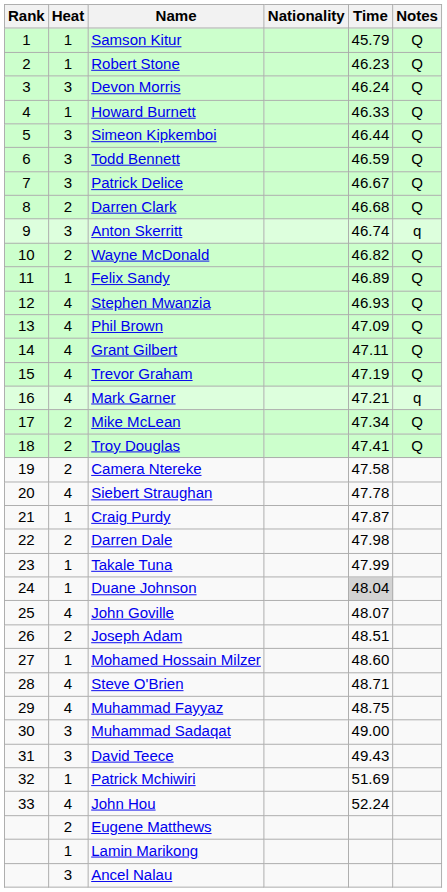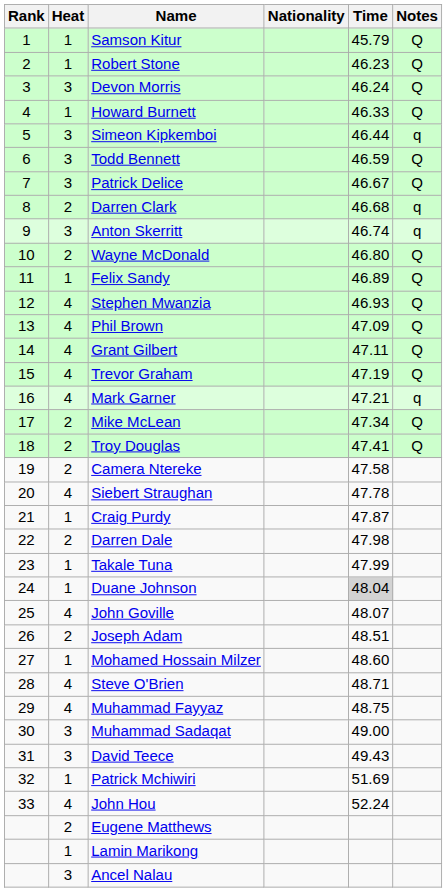(417, 135) Q -> (417, 135) q
(417, 207) Q -> (417, 207) q
(370, 254) 46.82 -> (370, 254) 46.80
